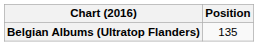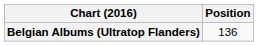(228, 31) 135 -> (228, 31) 136
